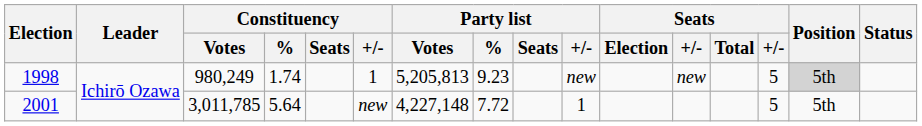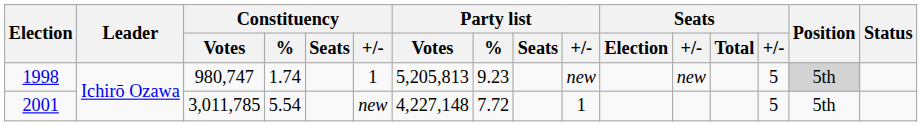(224, 76) 980,249 -> (224, 76) 980,747
(285, 105) 5.64 -> (285, 105) 5.54
